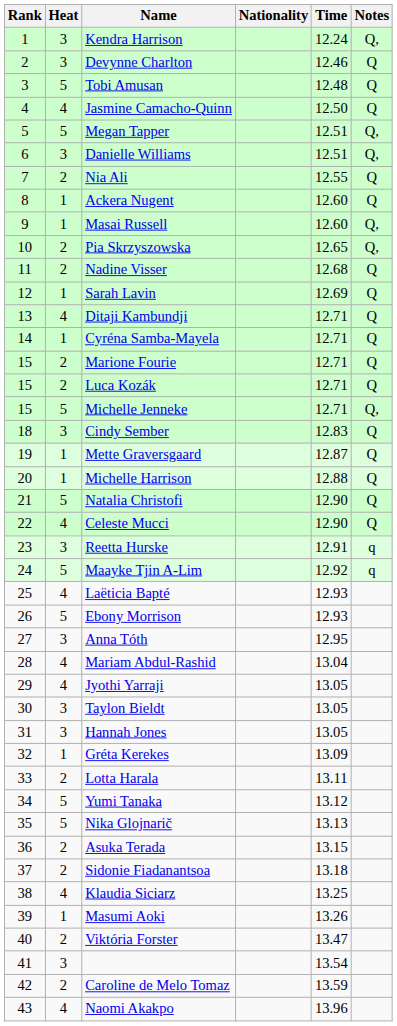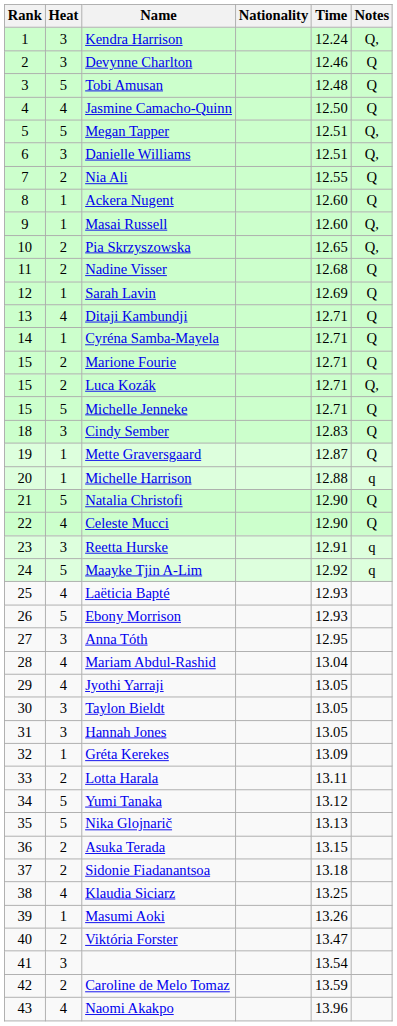(372, 385) Q -> (372, 385) Q,
(372, 408) Q, -> (372, 408) Q
(372, 477) Q -> (372, 477) q
